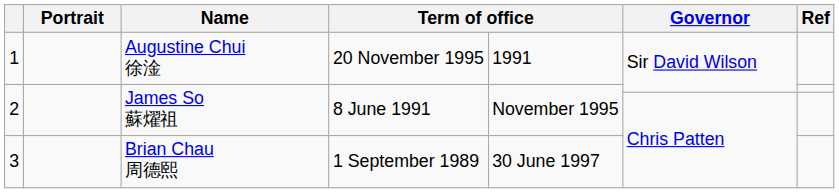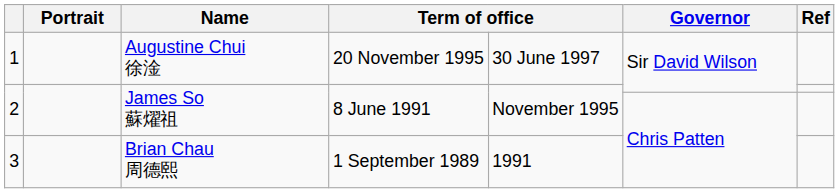(512, 58) 1991 -> (546, 58) 30 June 1997
(546, 161) 30 June 1997 -> (512, 161) 1991
